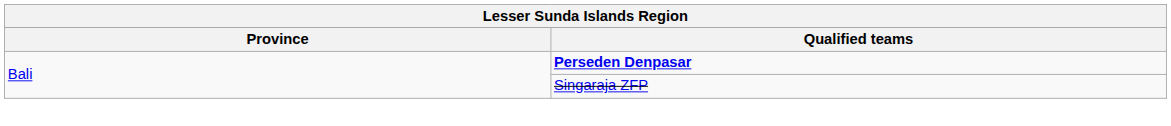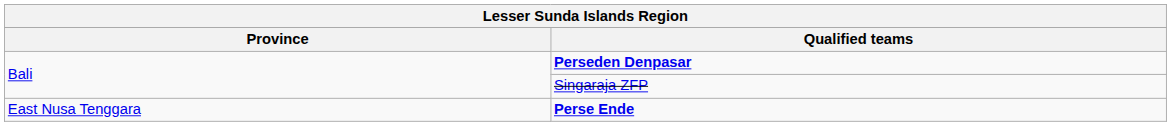+ row: (594, 109)
